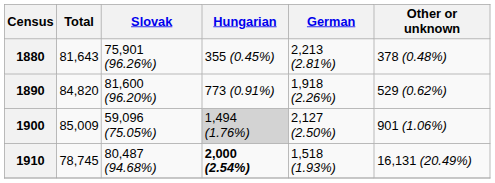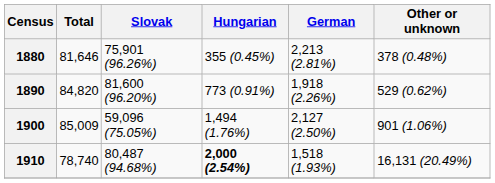(79, 56) 81,643 -> (79, 56) 81,646
(227, 125) lightgrey background -> (227, 125) no background
(79, 160) 78,745 -> (79, 160) 78,740
